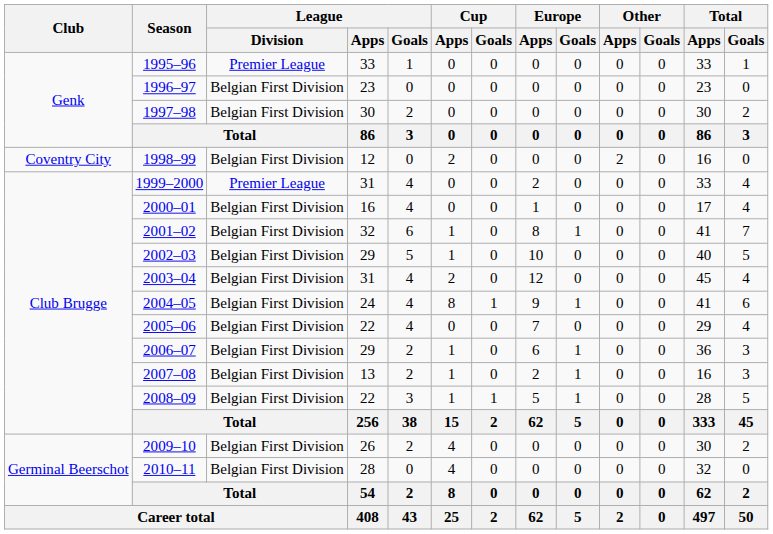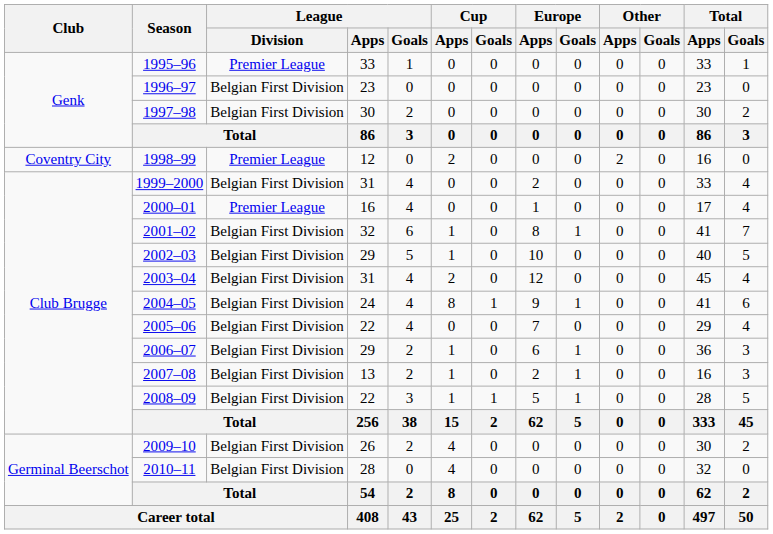(277, 159) Belgian First Division -> (277, 159) Premier League
(277, 183) Premier League -> (277, 183) Belgian First Division
(277, 207) Belgian First Division -> (277, 207) Premier League
